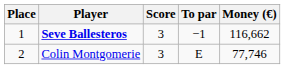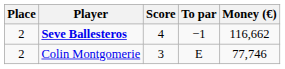(21, 34) 1 -> (21, 34) 2
(161, 34) 3 -> (161, 34) 4
